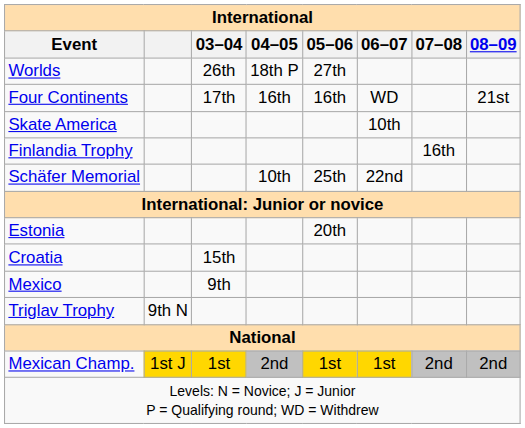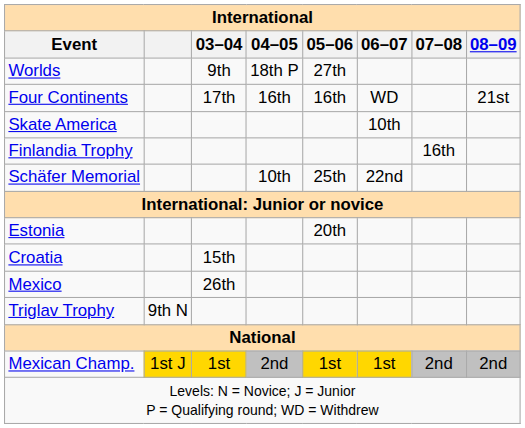(219, 71) 26th -> (219, 71) 9th
(219, 284) 9th -> (219, 284) 26th
